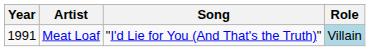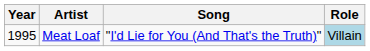(22, 35) 1991 -> (22, 35) 1995
